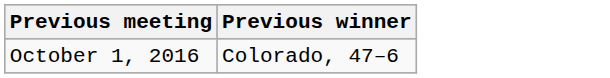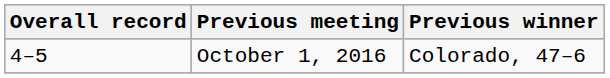+ column: (98, 22)
